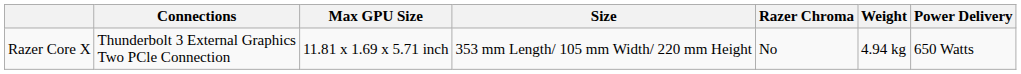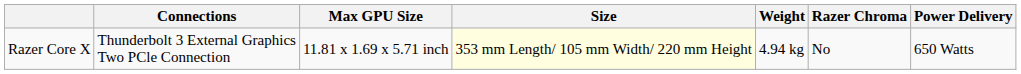columns swapped: (884, 16) <-> (807, 16)
(604, 48) no background -> (604, 48) lightyellow background
